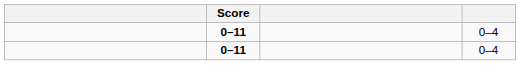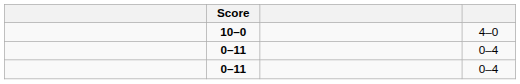+ row: (233, 32)
